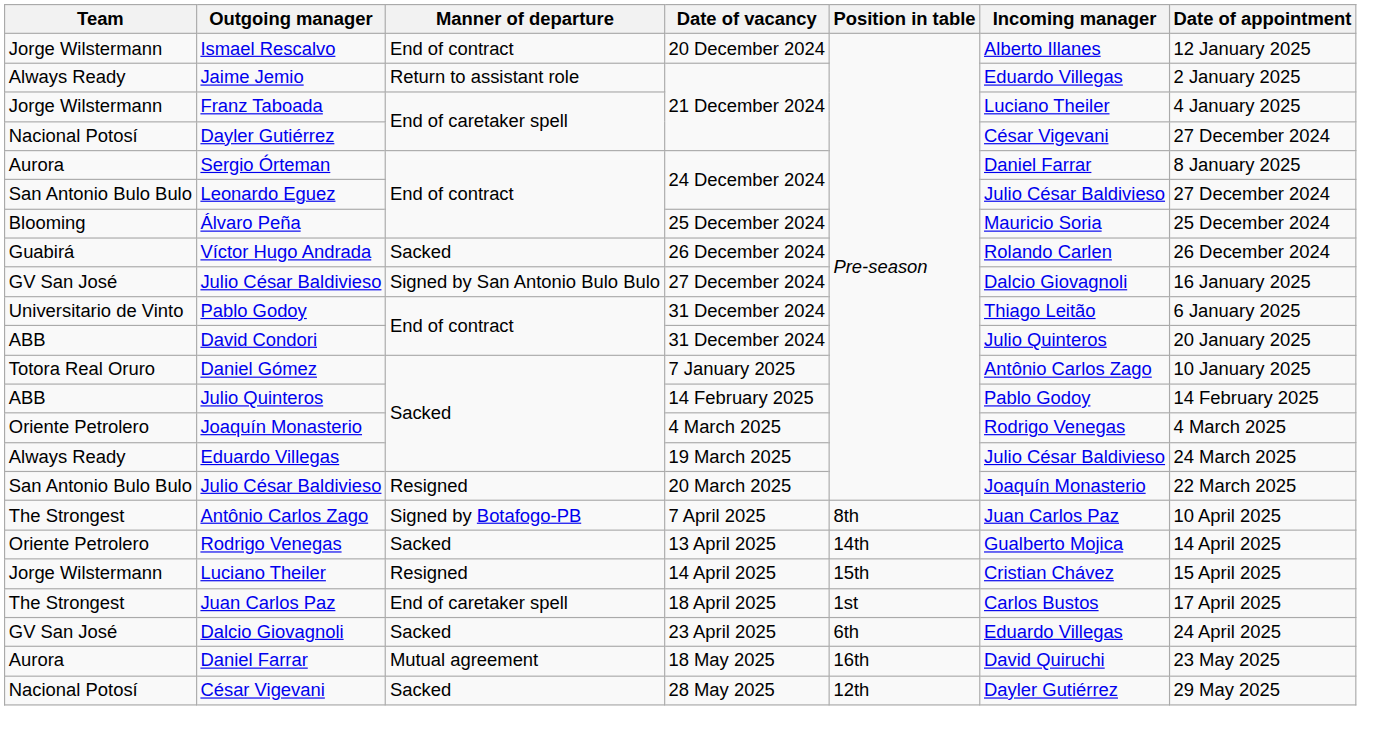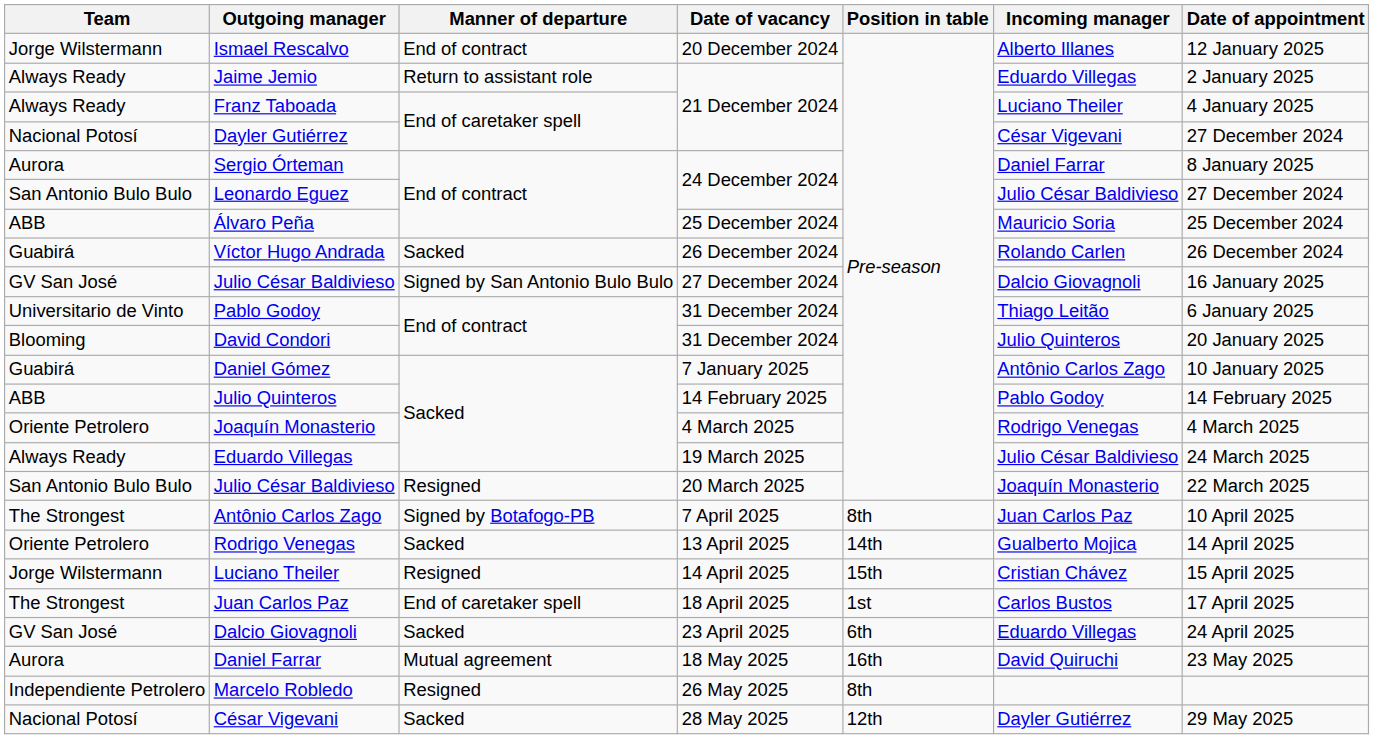(86, 106) Jorge Wilstermann -> (67, 106) Always Ready
(47, 223) Blooming -> (27, 223) ABB
(27, 340) ABB -> (47, 340) Blooming
(82, 369) Totora Real Oruro -> (42, 369) Guabirá
+ row: (283, 690)
